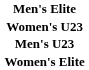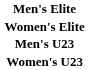rows swapped: (45, 62) <-> (45, 26)
